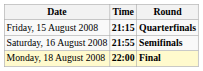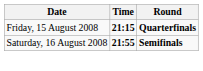- row: (56, 58)
